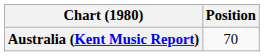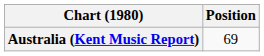(231, 39) 70 -> (231, 39) 69
